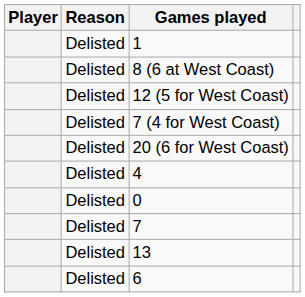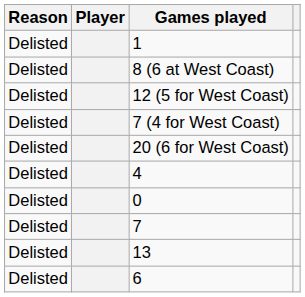columns swapped: (33, 17) <-> (95, 17)
